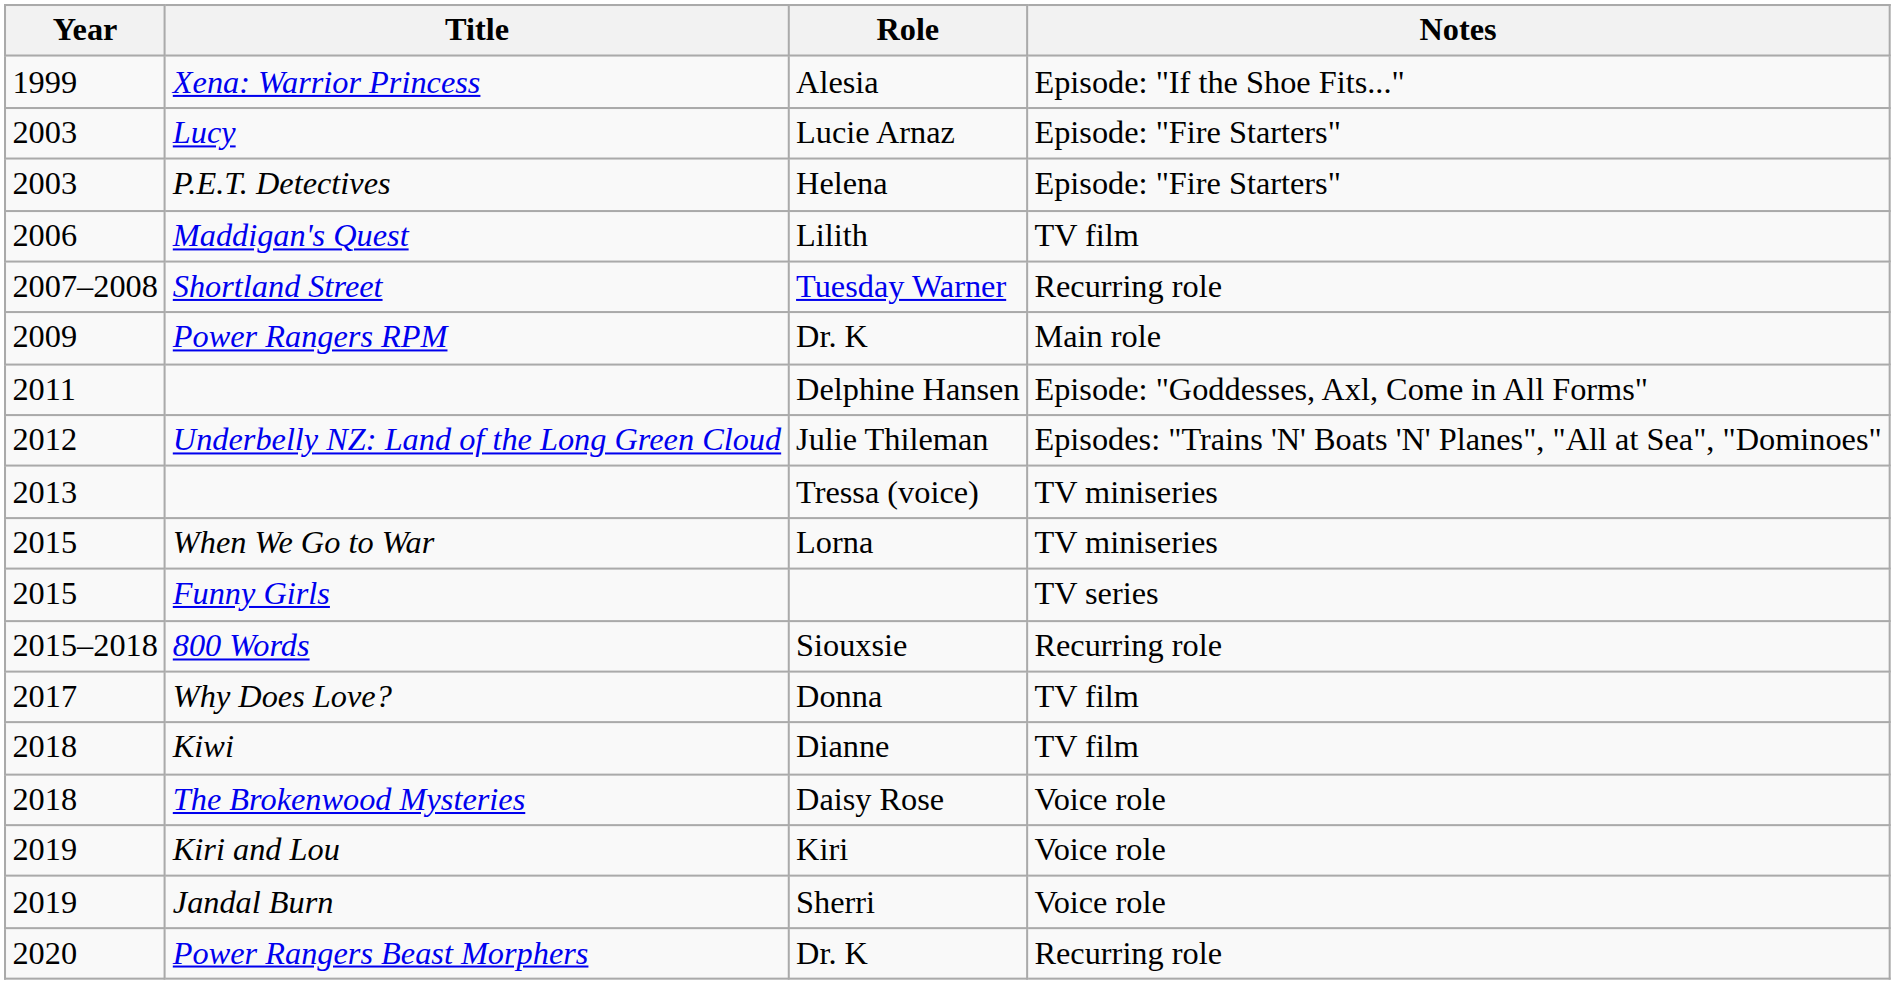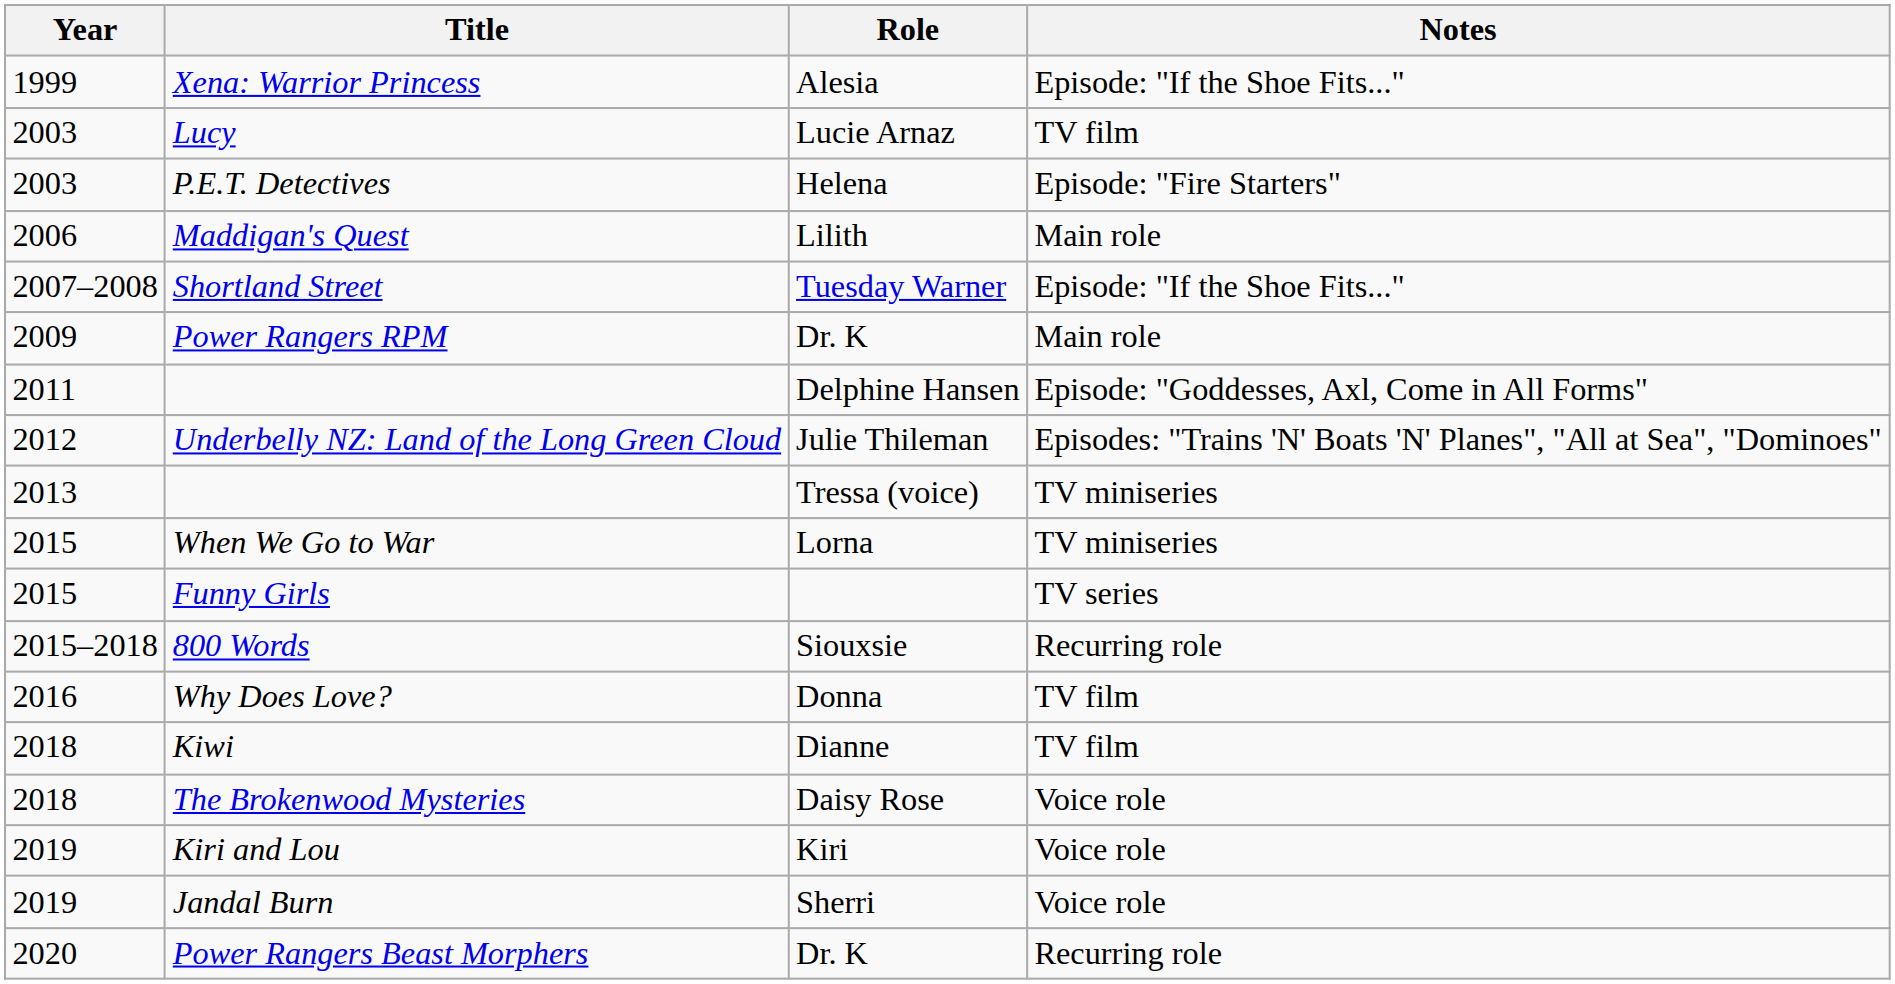(1188, 132) Episode: "Fire Starters" -> (1087, 132) TV film
(1087, 235) TV film -> (1098, 235) Main role
(1128, 286) Recurring role -> (1220, 286) Episode: "If the Shoe Fits..."
(45, 696) 2017 -> (45, 696) 2016
